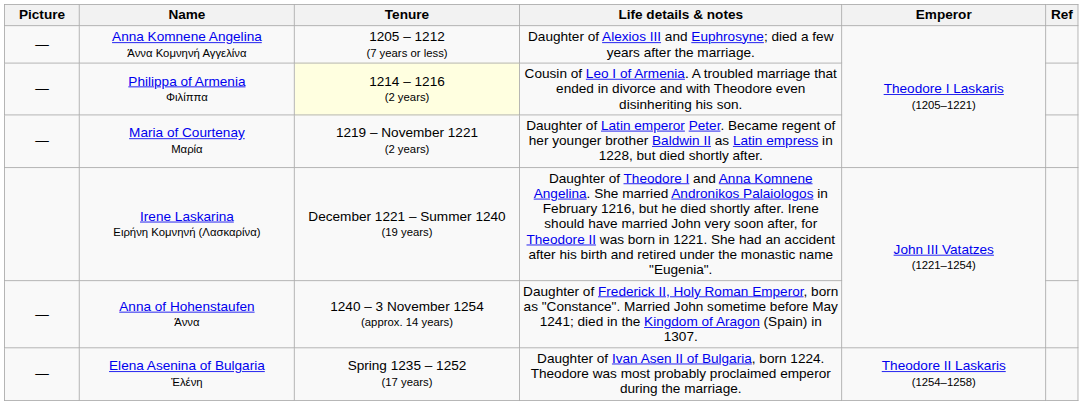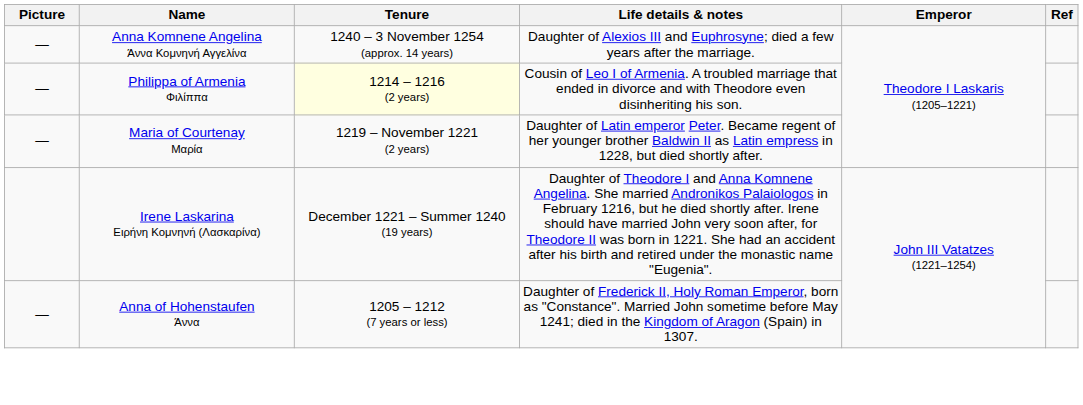(407, 44) 1205 – 1212 (7 years or less) -> (407, 44) 1240 – 3 November 1254 (approx. 14 years)
(407, 314) 1240 – 3 November 1254 (approx. 14 years) -> (407, 314) 1205 – 1212 (7 years or less)
- row: (187, 374)
